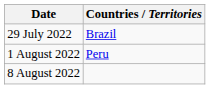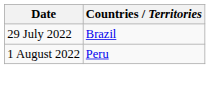- row: (44, 73)
